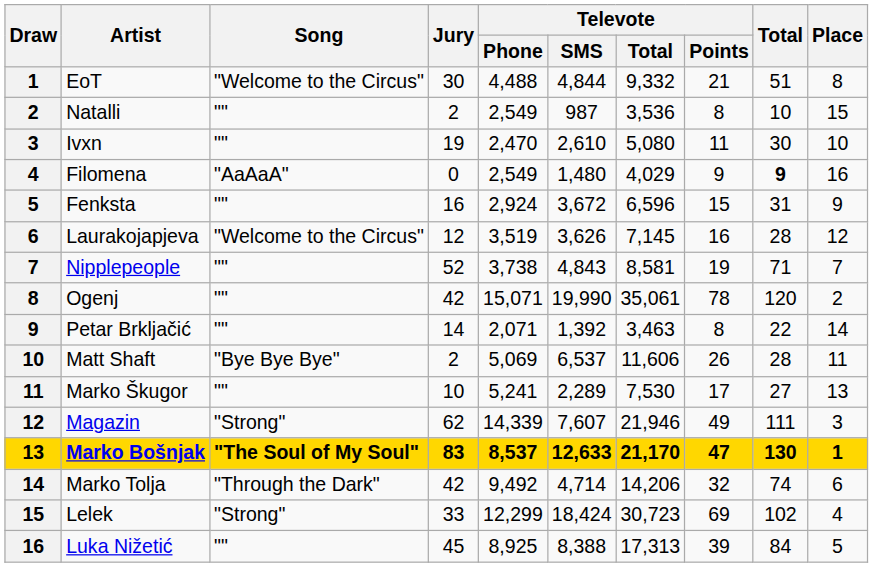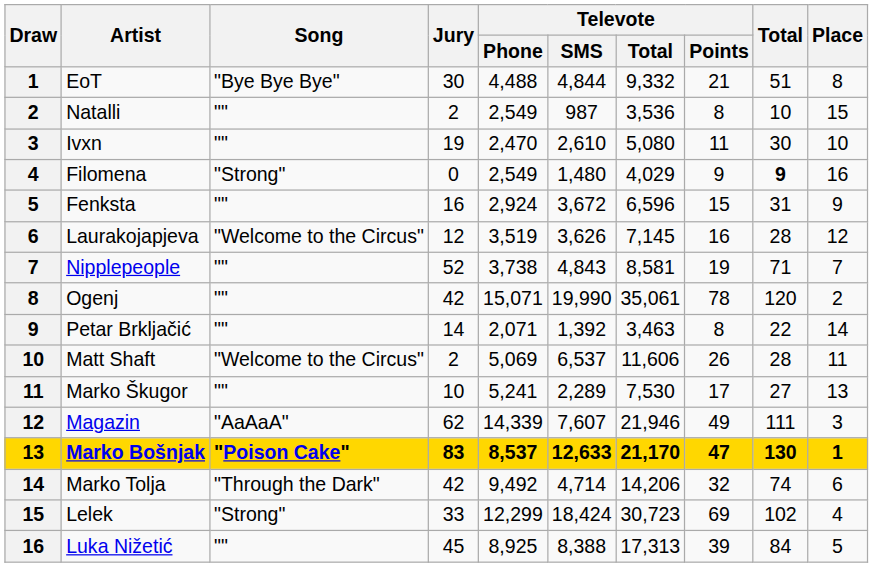(319, 81) "Welcome to the Circus" -> (277, 81) "Bye Bye Bye"
(251, 174) "AaAaA" -> (250, 174) "Strong"
(277, 360) "Bye Bye Bye" -> (319, 360) "Welcome to the Circus"
(250, 422) "Strong" -> (251, 422) "AaAaA"
(317, 453) "The Soul of My Soul" -> (282, 453) "Poison Cake"
